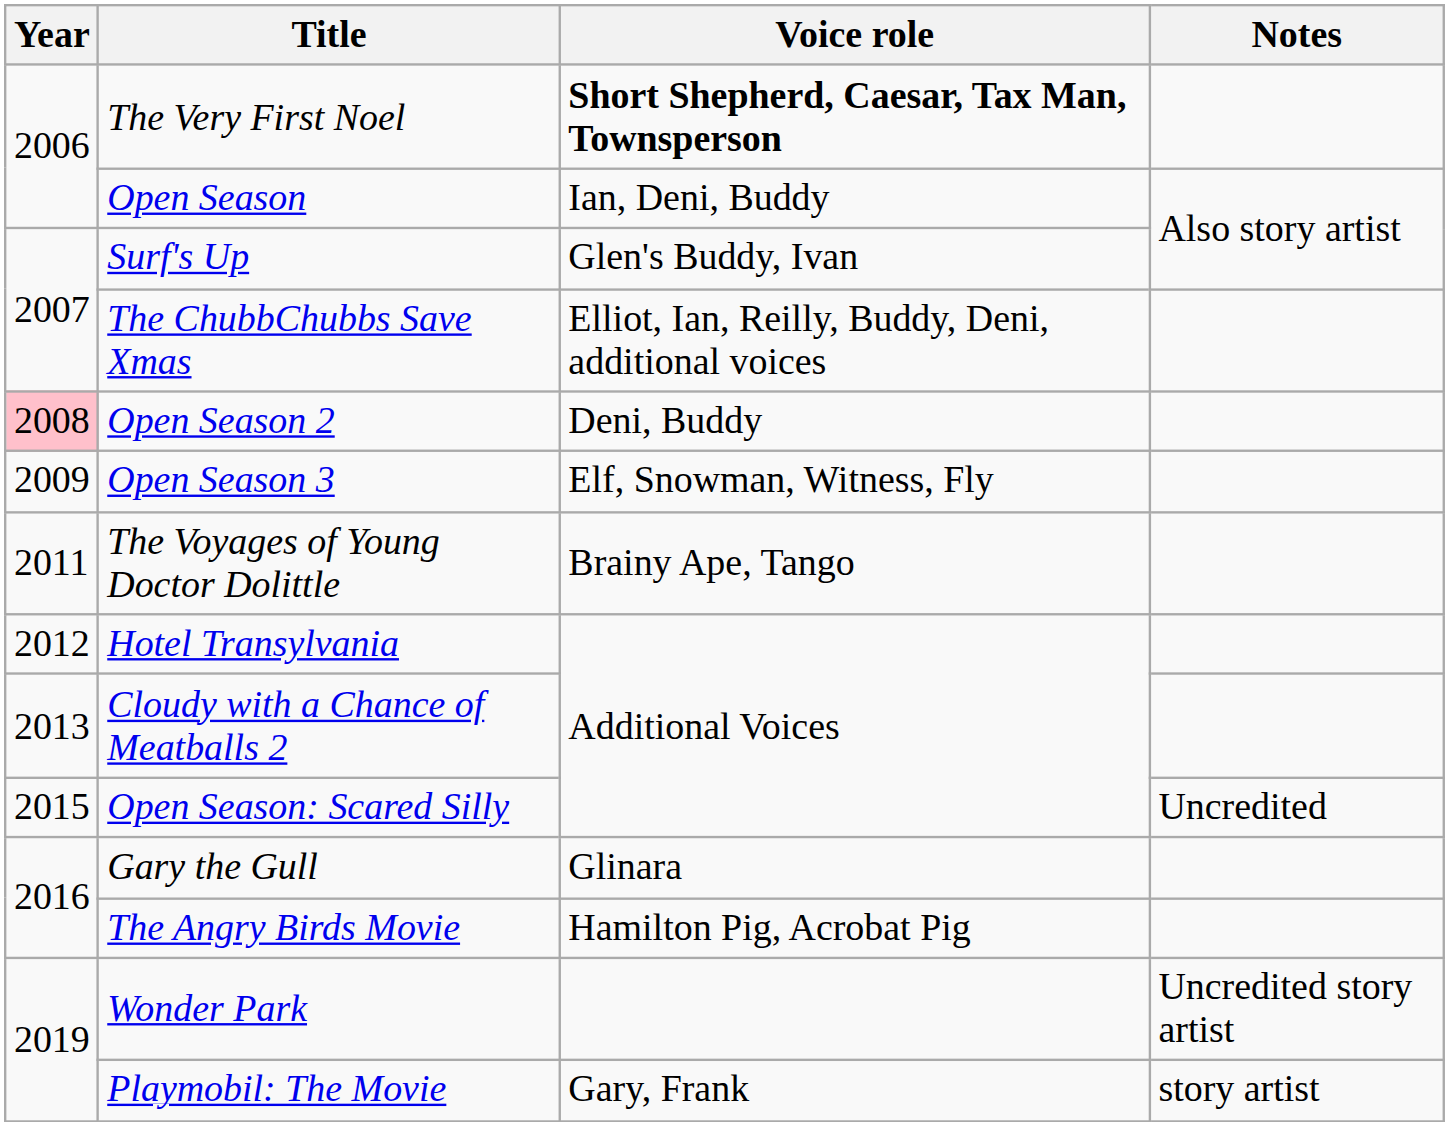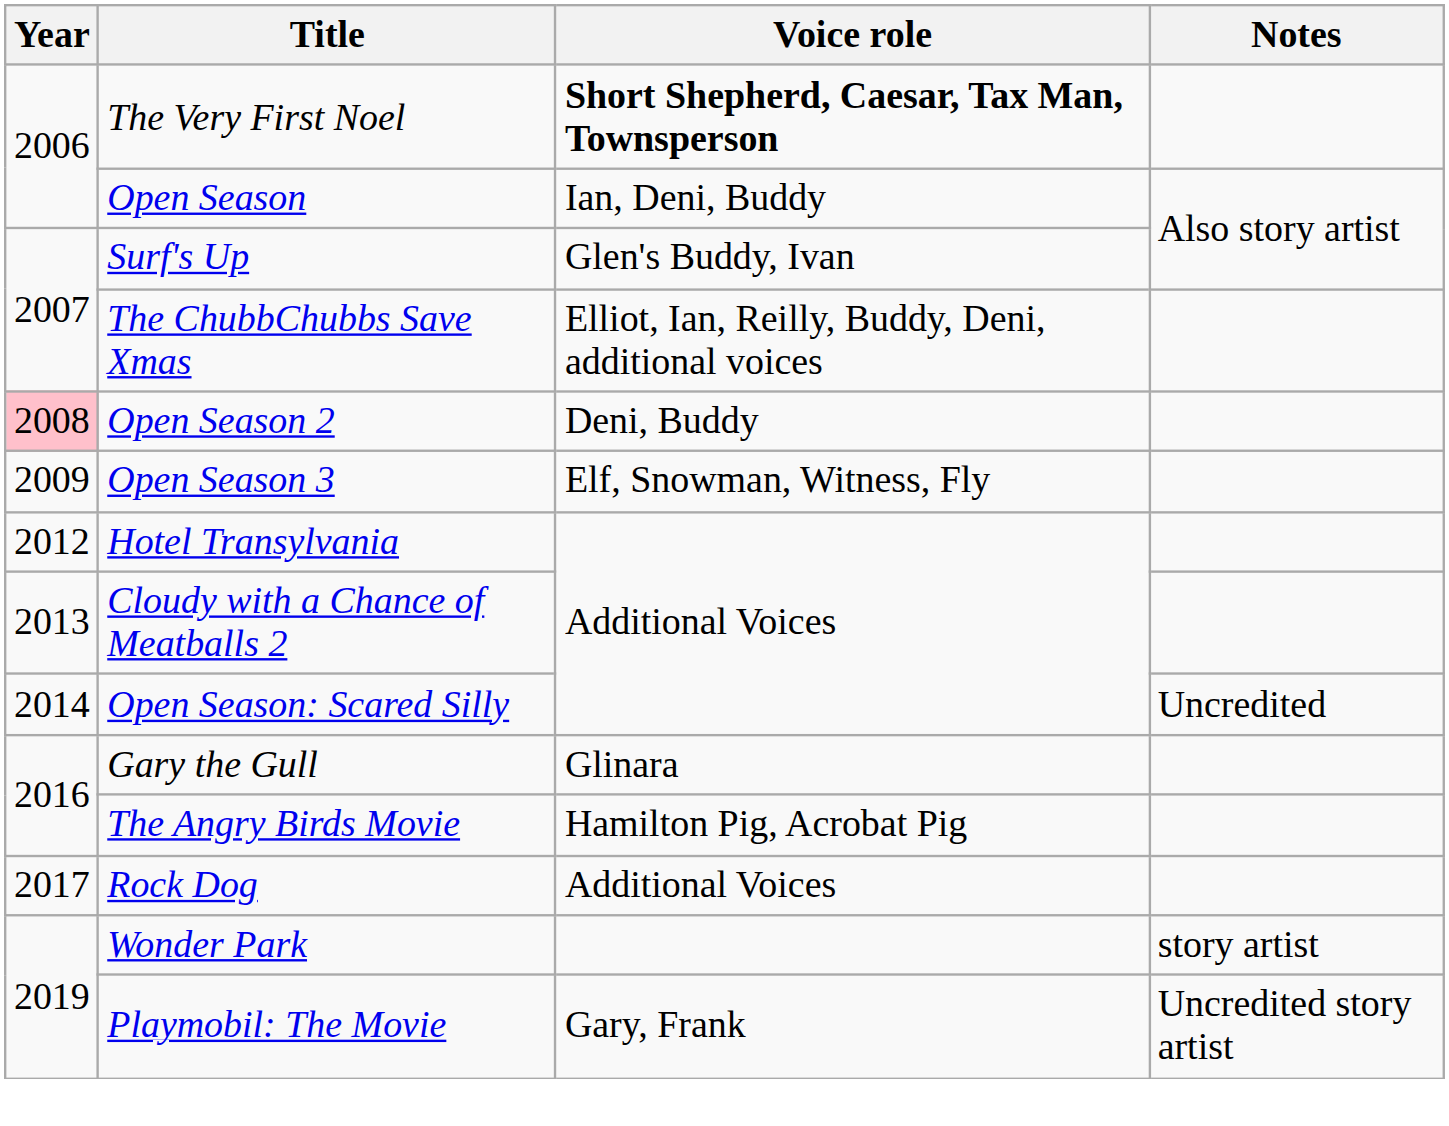- row: (274, 562)
(52, 806) 2015 -> (52, 703) 2014
+ row: (183, 884)
(1285, 1008) Uncredited story artist -> (1238, 944) story artist
(1239, 1089) story artist -> (1285, 1025) Uncredited story artist
